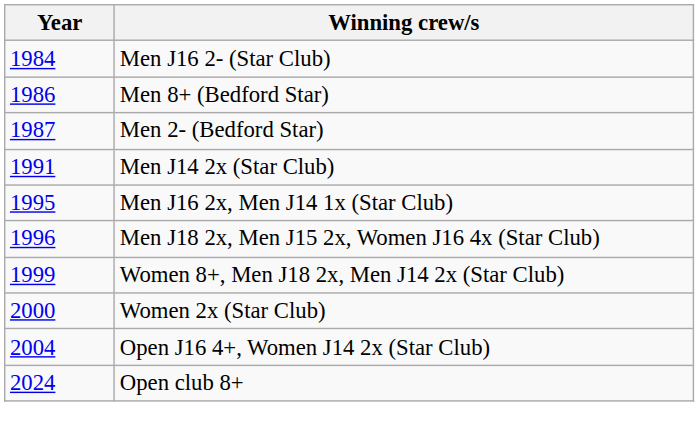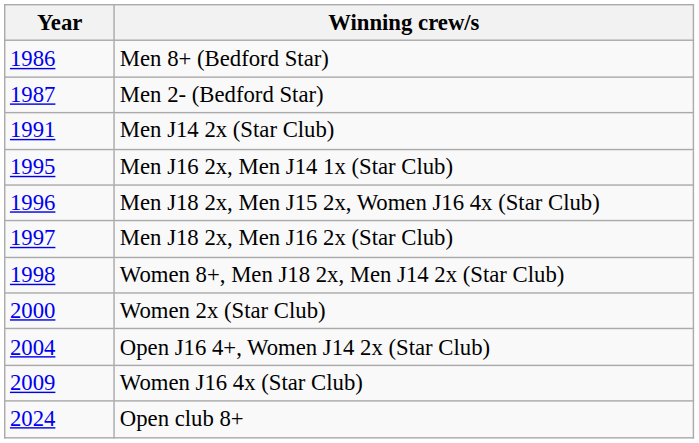- row: (225, 58)
+ row: (286, 238)
(33, 274) 1999 -> (33, 274) 1998
+ row: (241, 382)
